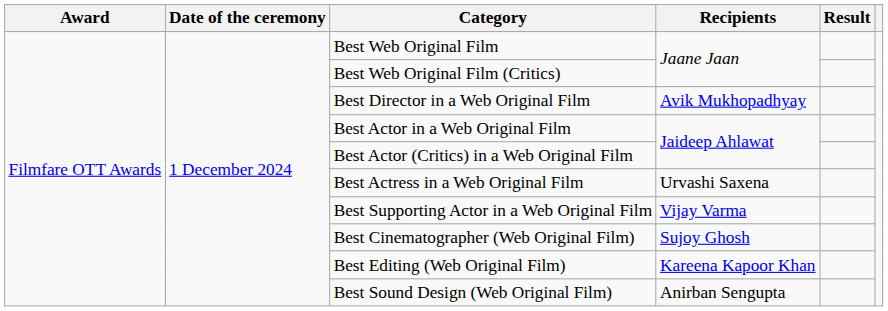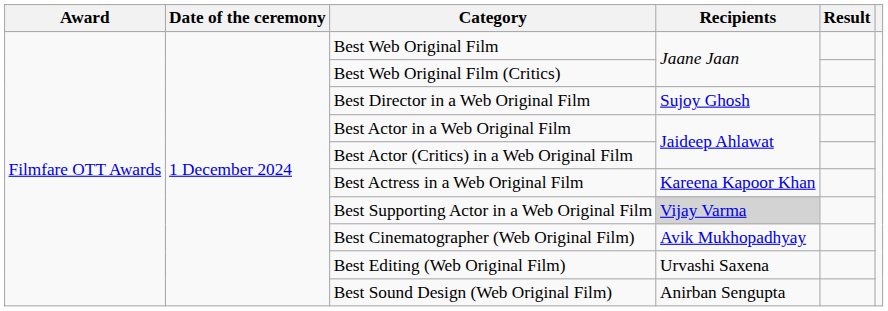(733, 100) Avik Mukhopadhyay -> (705, 100) Sujoy Ghosh
(715, 182) Urvashi Saxena -> (738, 182) Kareena Kapoor Khan
(703, 210) no background -> (703, 210) lightgrey background
(705, 237) Sujoy Ghosh -> (733, 237) Avik Mukhopadhyay
(738, 264) Kareena Kapoor Khan -> (715, 264) Urvashi Saxena
